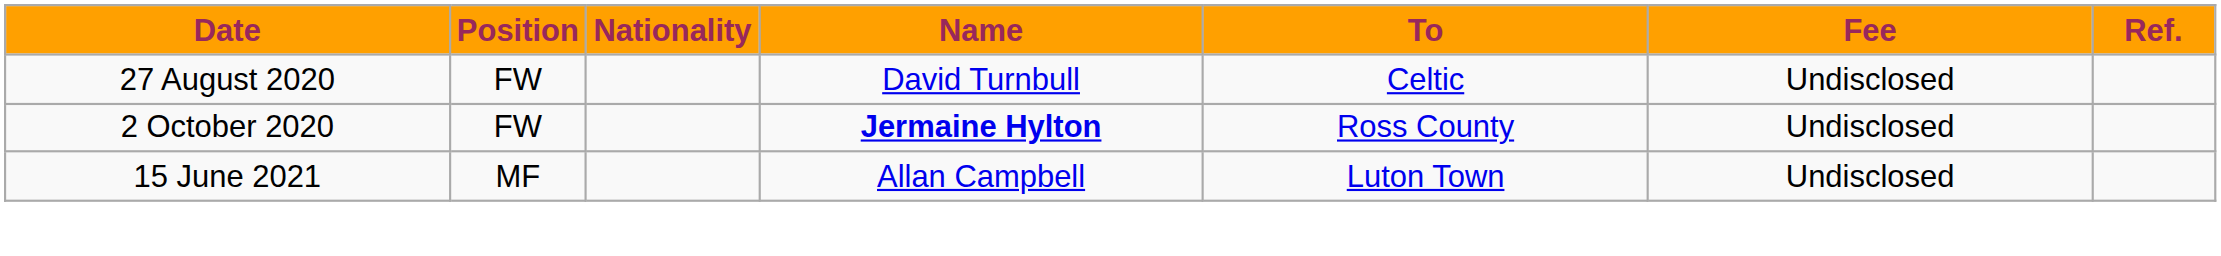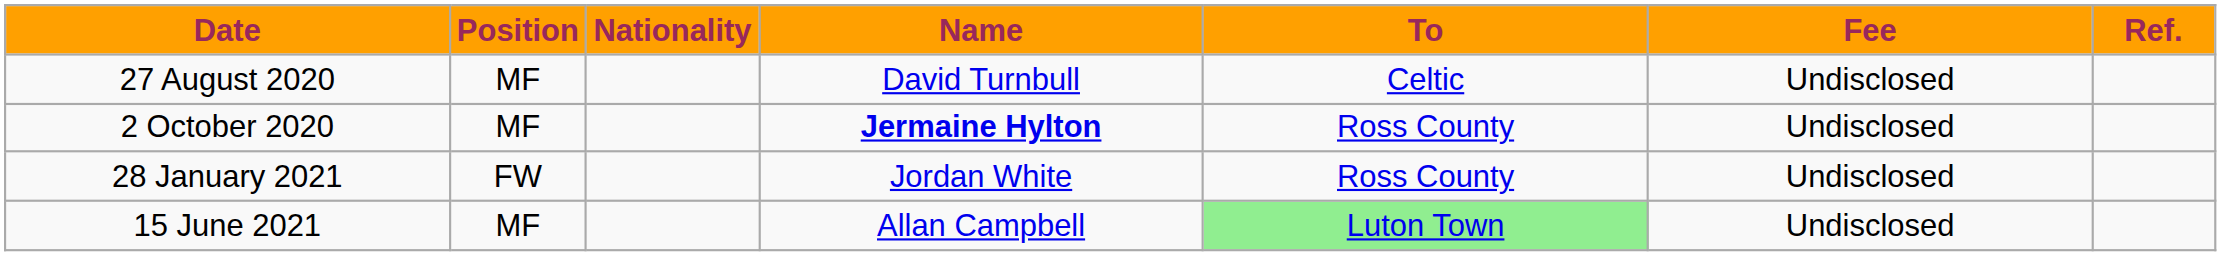(518, 79) FW -> (518, 79) MF
(518, 128) FW -> (518, 128) MF
+ row: (227, 177)
(1426, 177) no background -> (1426, 226) lightgreen background
